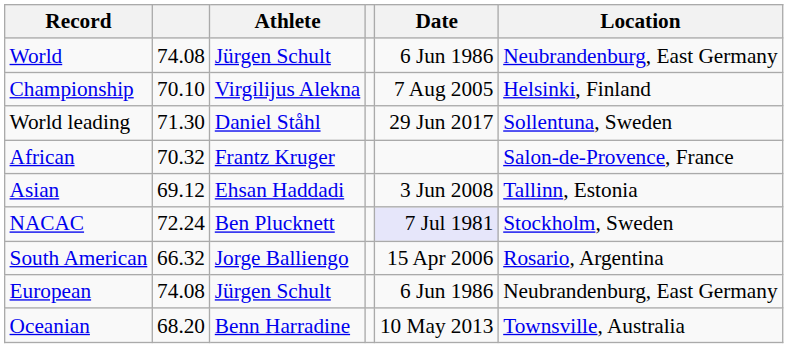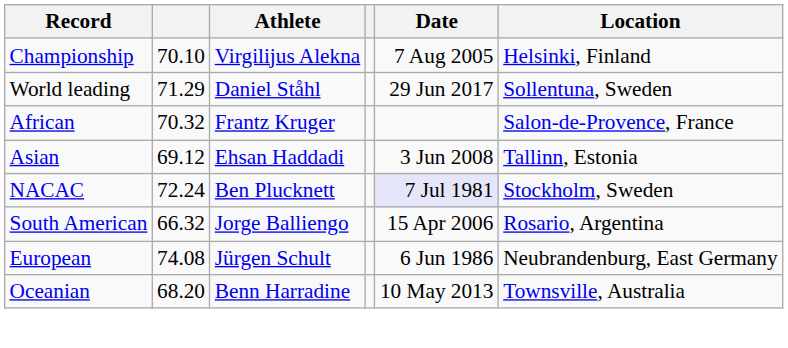- row: (36, 55)
(181, 122) 71.30 -> (181, 88) 71.29
